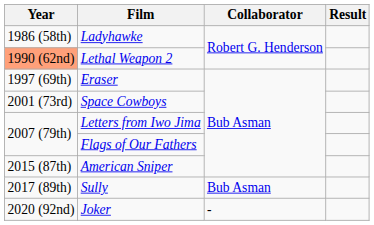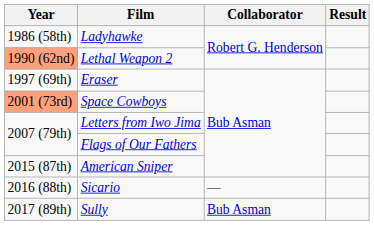(40, 101) no background -> (40, 101) lightsalmon background
+ row: (100, 187)
- row: (96, 209)
